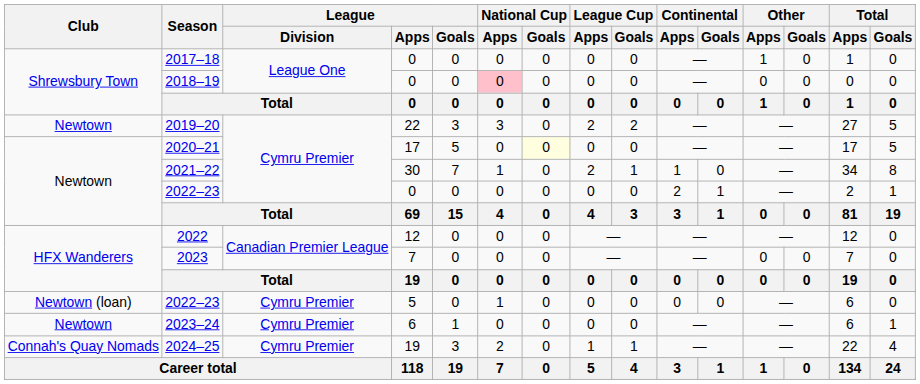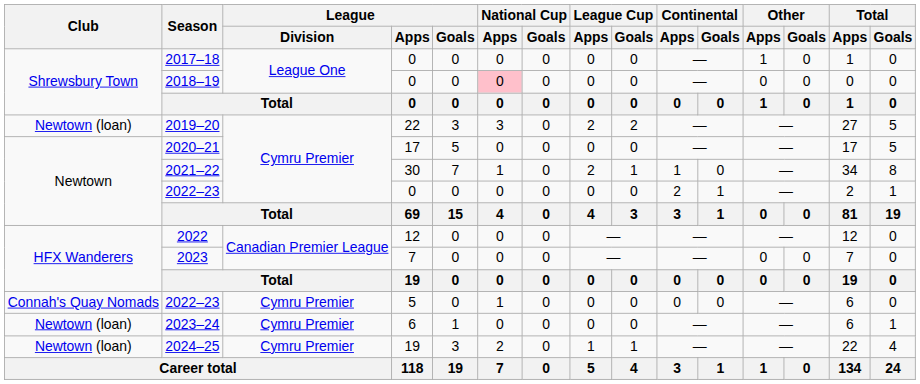(83, 125) Newtown -> (83, 125) Newtown (loan)
(546, 147) lightyellow background -> (546, 147) no background
(83, 302) Newtown (loan) -> (83, 302) Connah's Quay Nomads
(83, 324) Newtown -> (83, 324) Newtown (loan)
(83, 346) Connah's Quay Nomads -> (83, 346) Newtown (loan)
